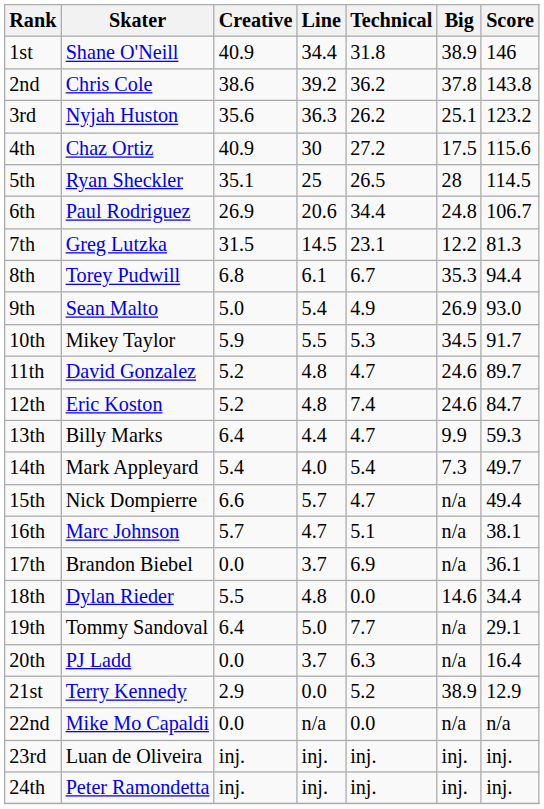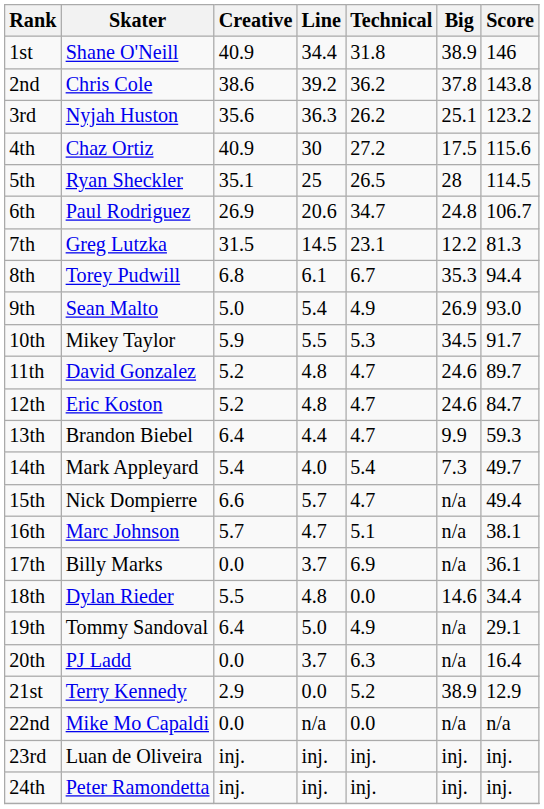(368, 212) 34.4 -> (368, 212) 34.7
(363, 404) 7.4 -> (363, 404) 4.7
(114, 436) Billy Marks -> (129, 436) Brandon Biebel
(129, 564) Brandon Biebel -> (114, 564) Billy Marks
(363, 627) 7.7 -> (363, 627) 4.9
